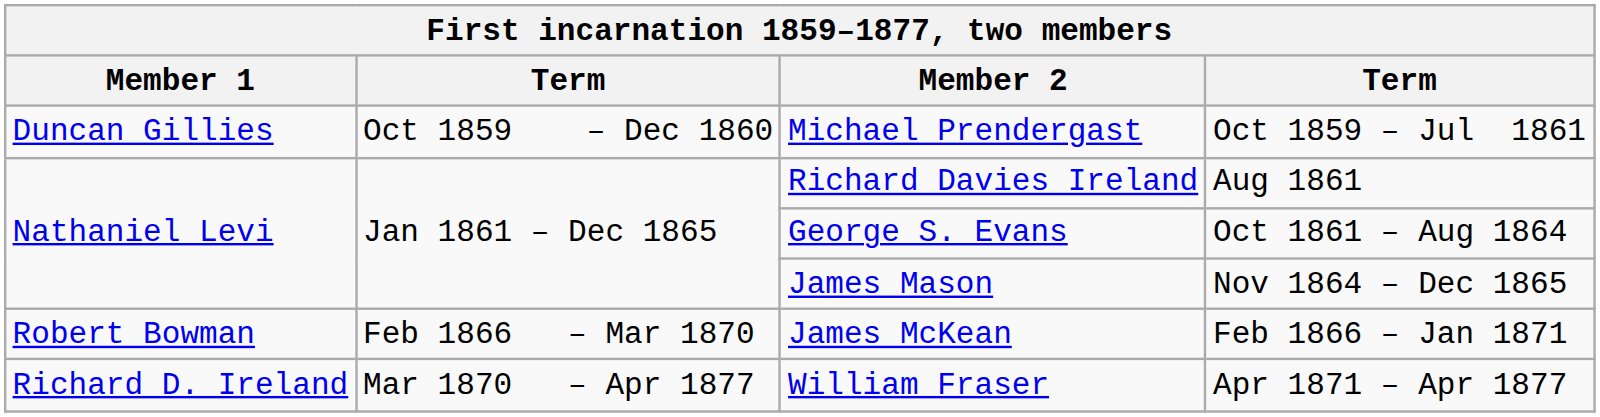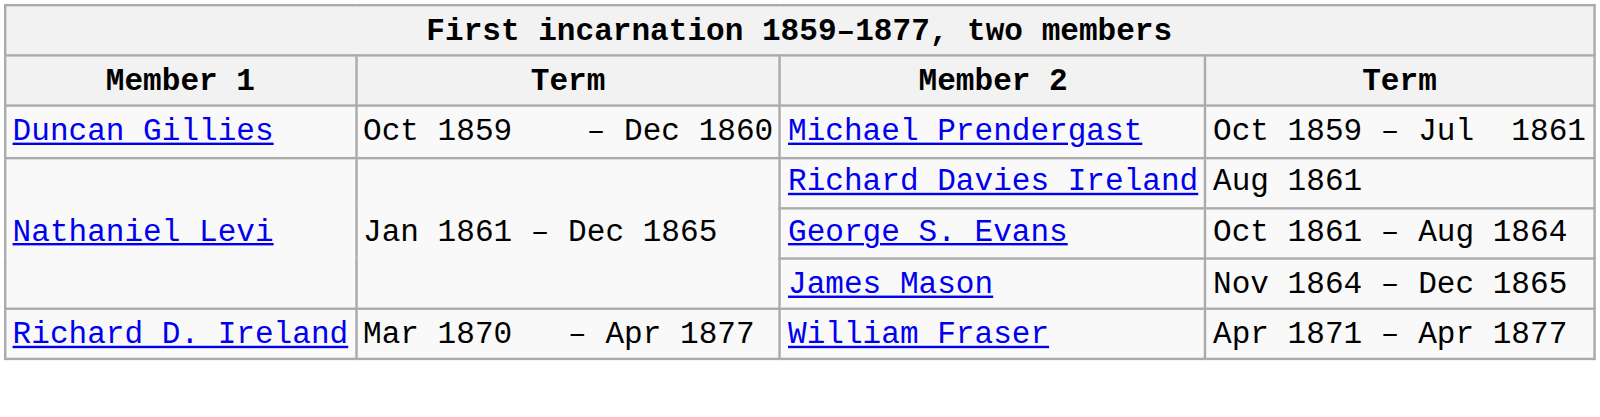- row: (900, 334)
